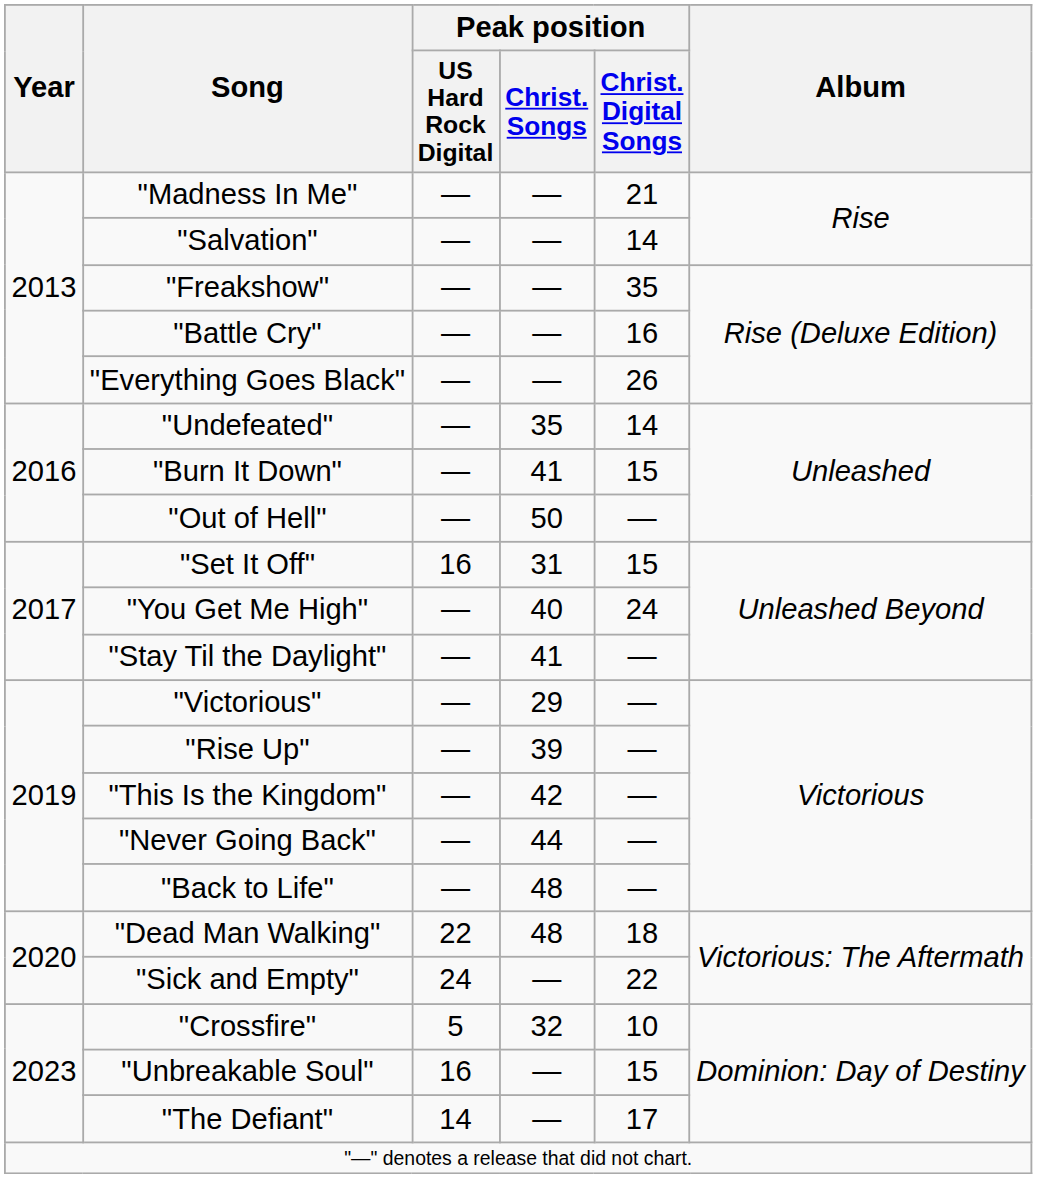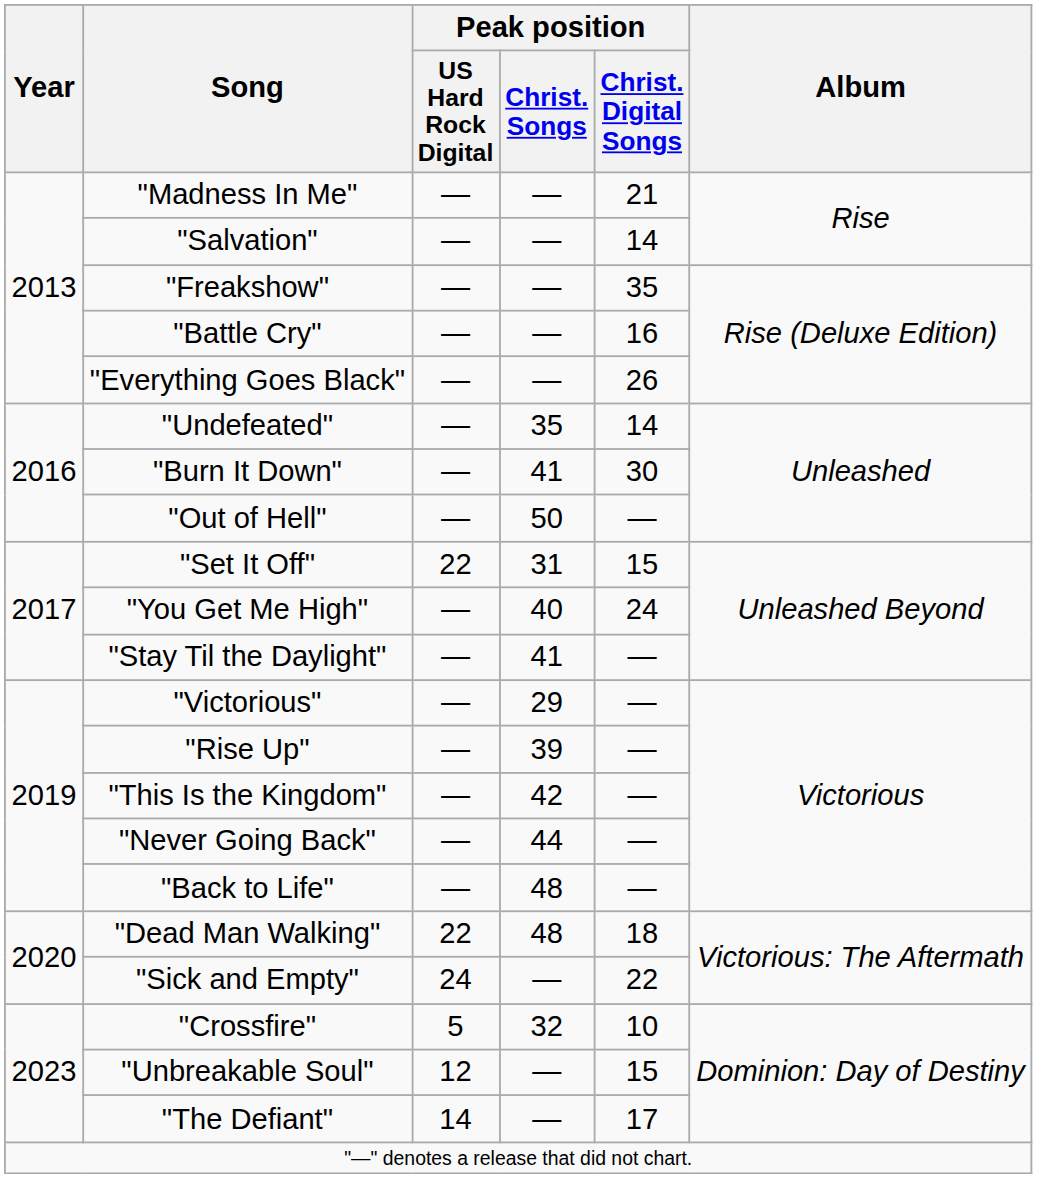(642, 471) 15 -> (642, 471) 30
(455, 564) 16 -> (455, 564) 22
(455, 1072) 16 -> (455, 1072) 12
